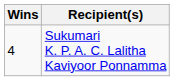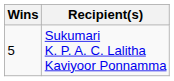(11, 50) 4 -> (11, 50) 5
